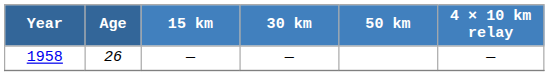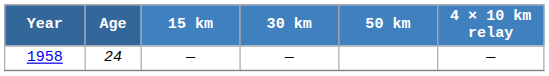(113, 59) 26 -> (113, 59) 24
